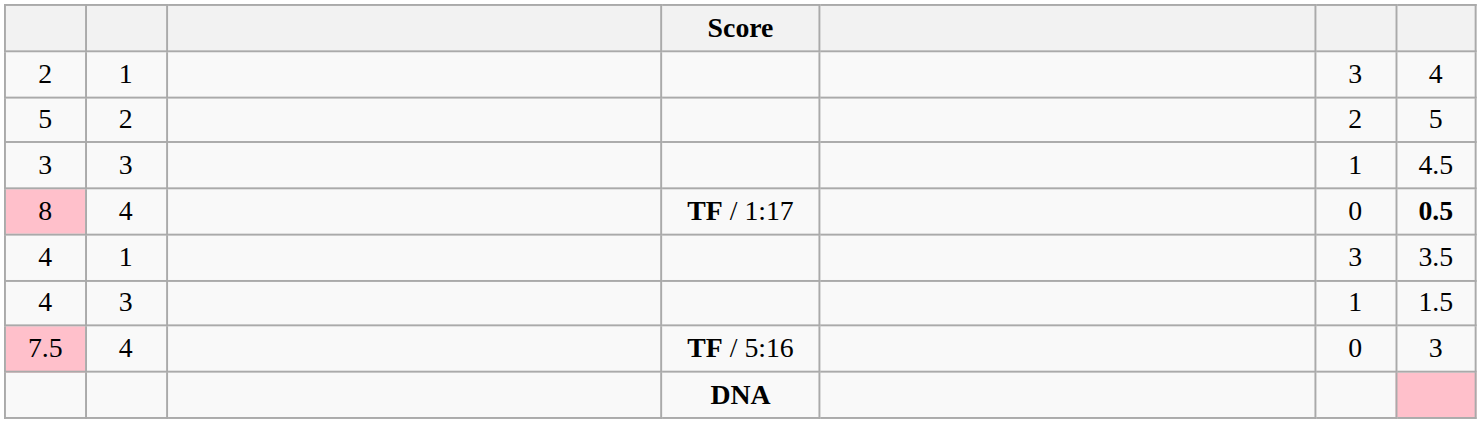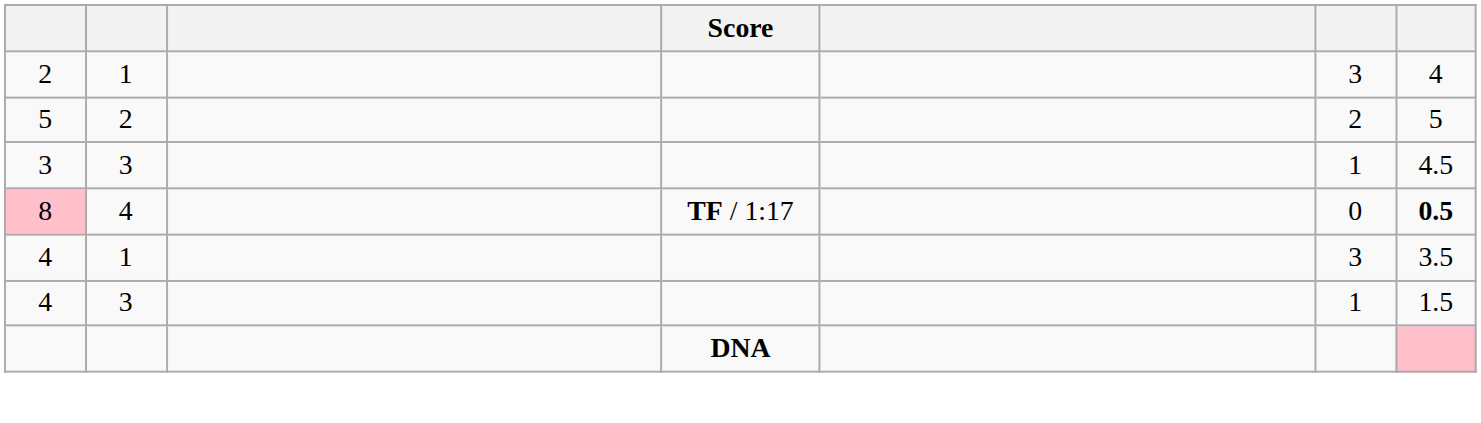- row: (45, 348)
